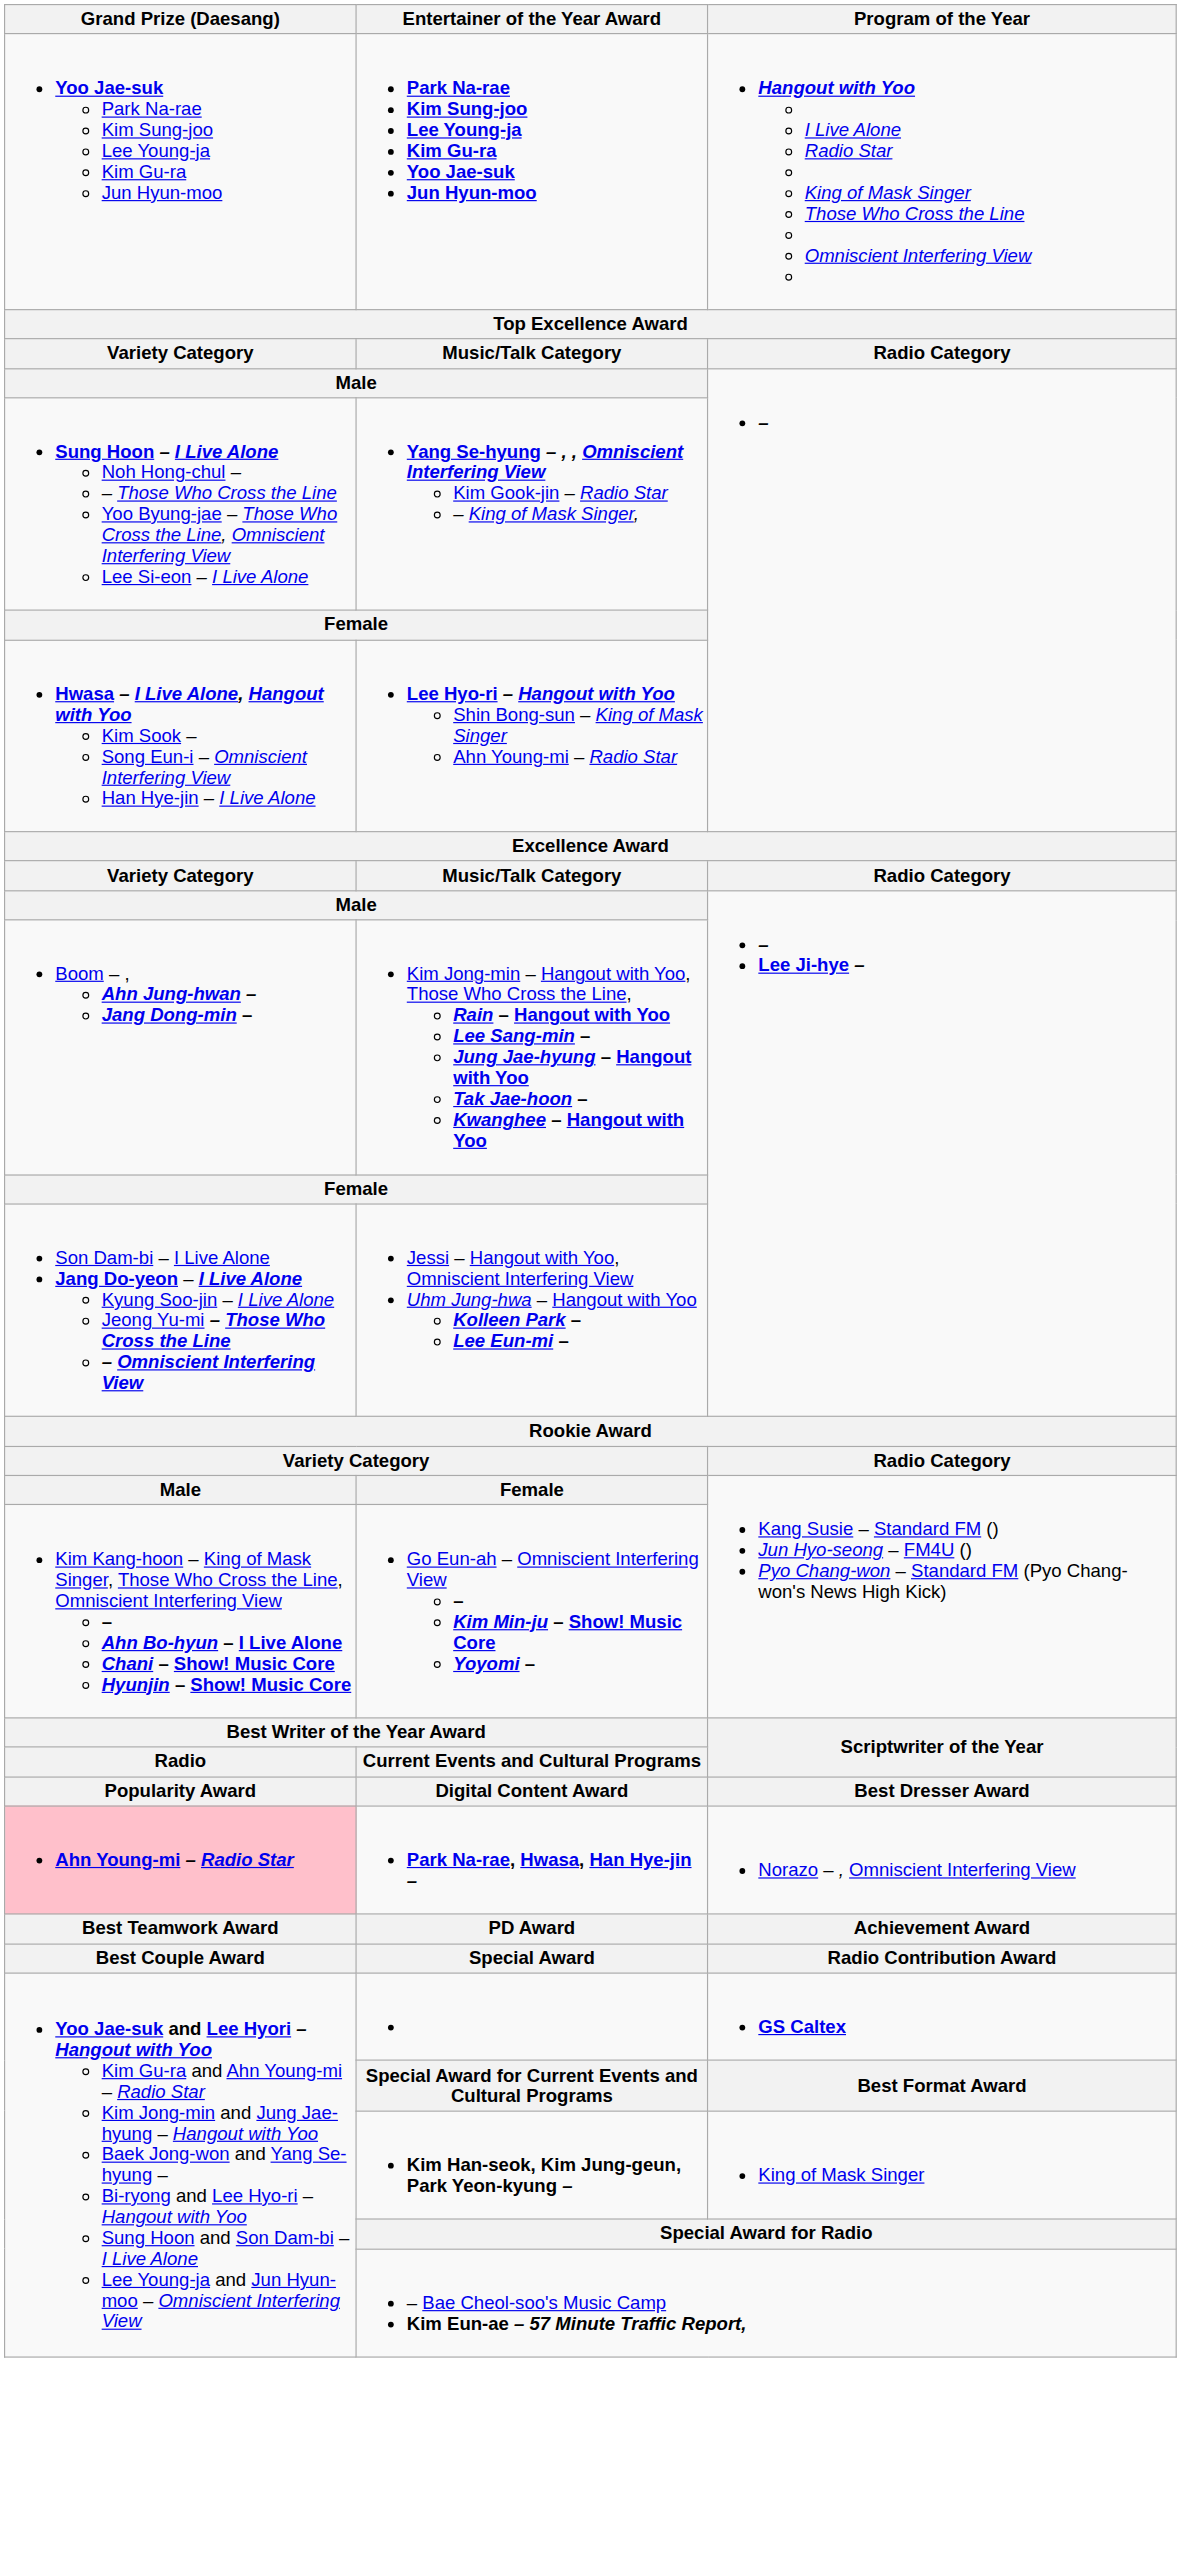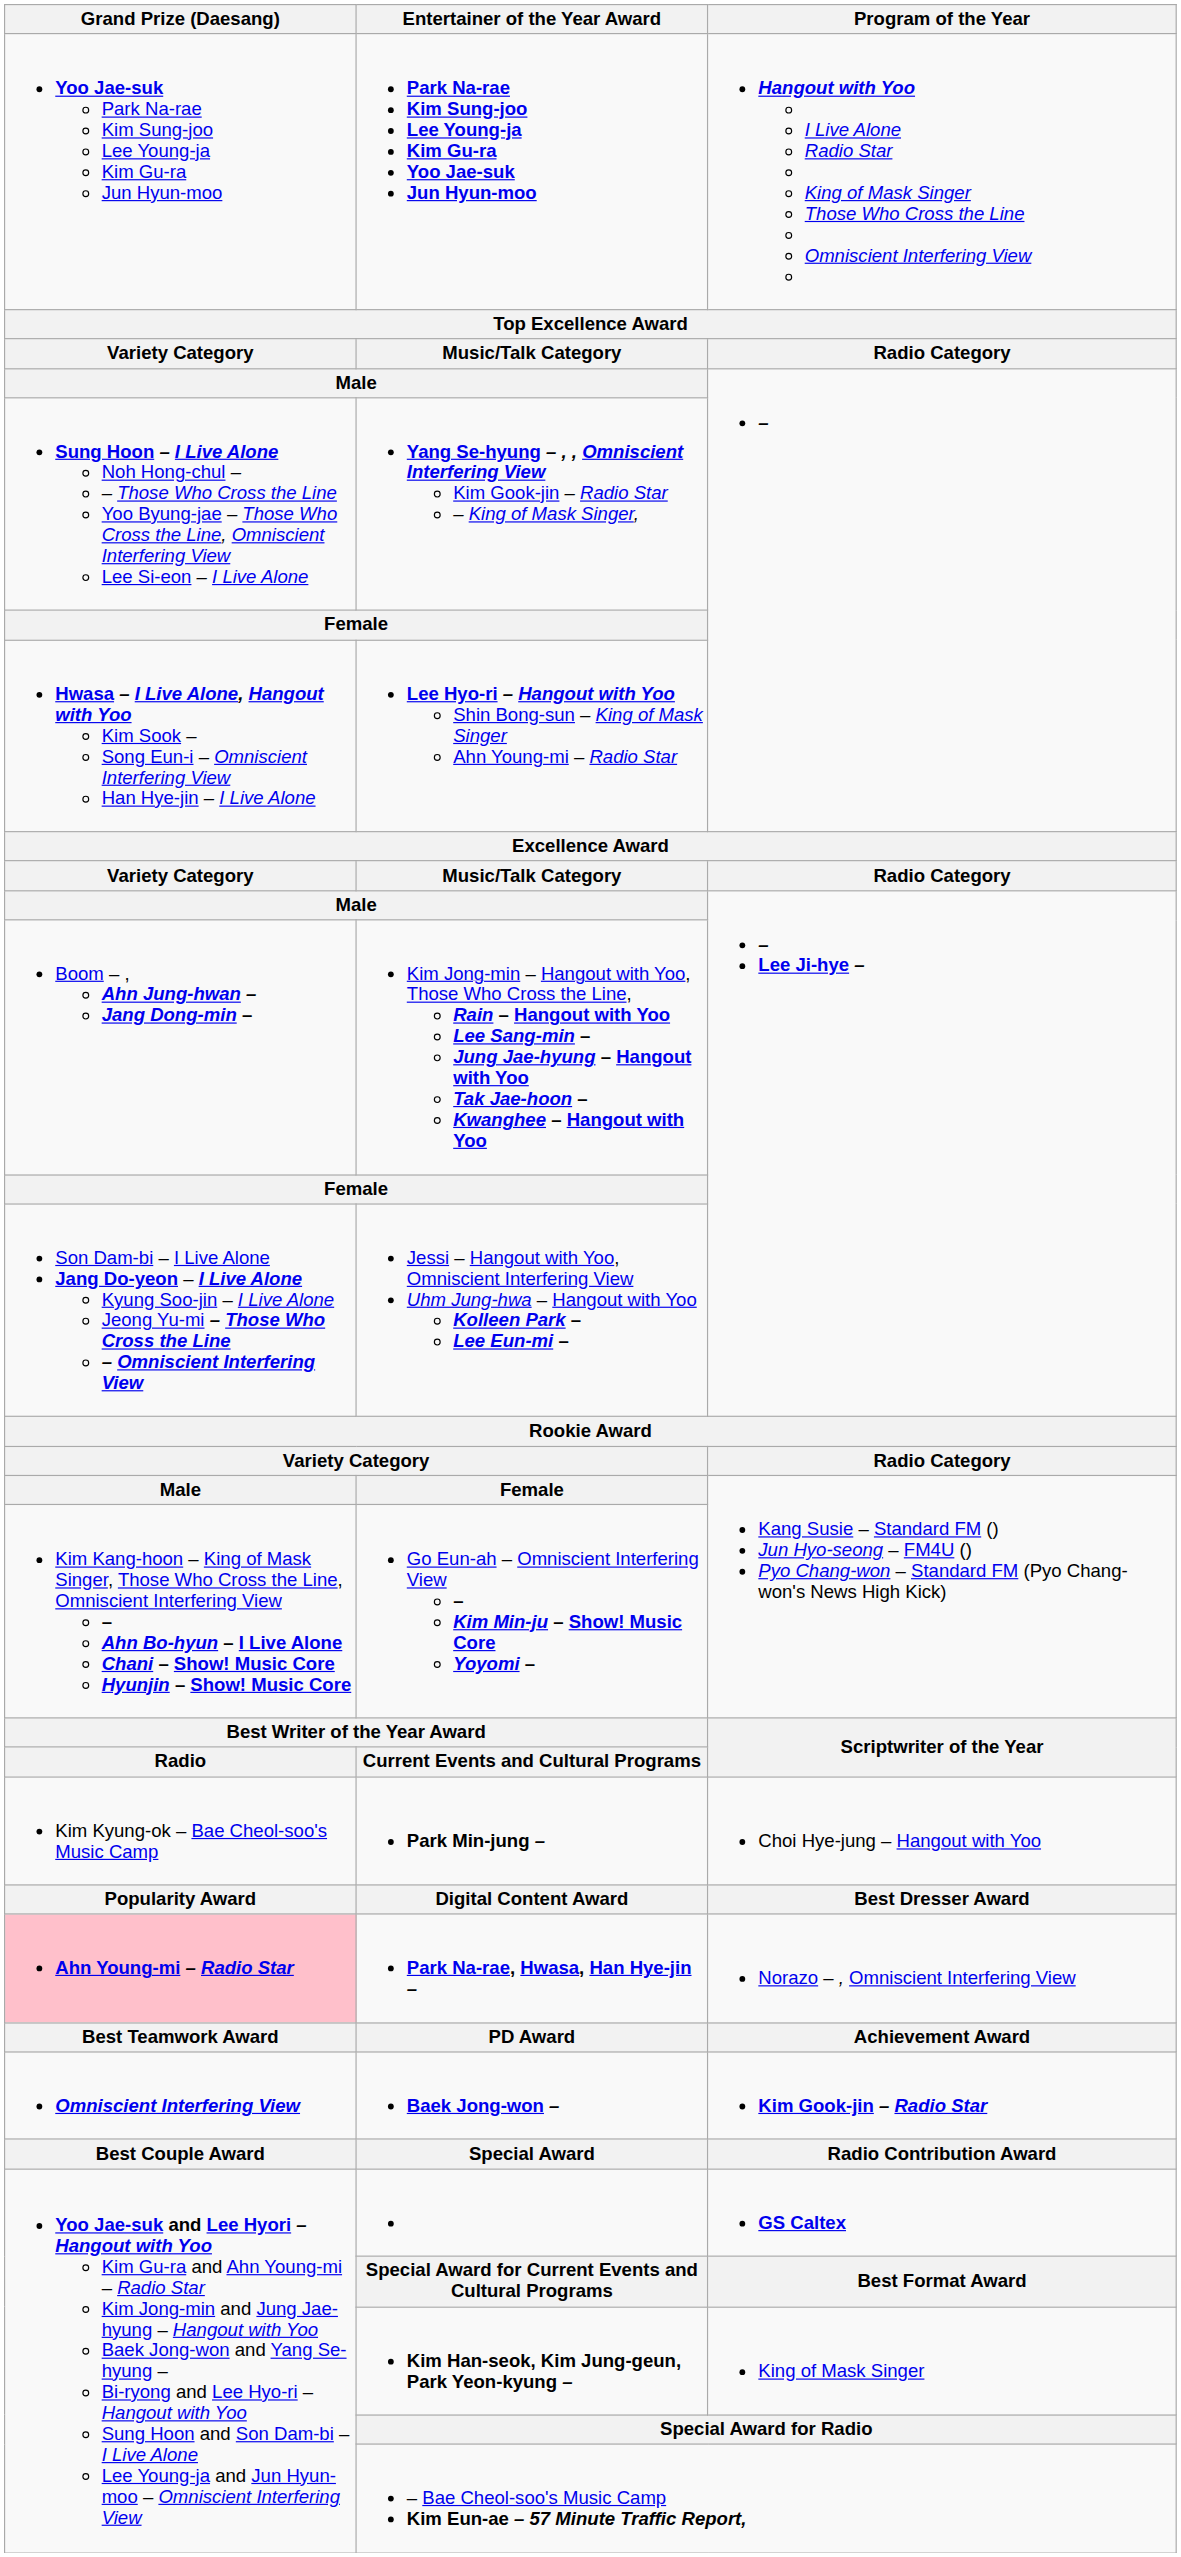+ row: (532, 1841)
+ row: (532, 2106)
